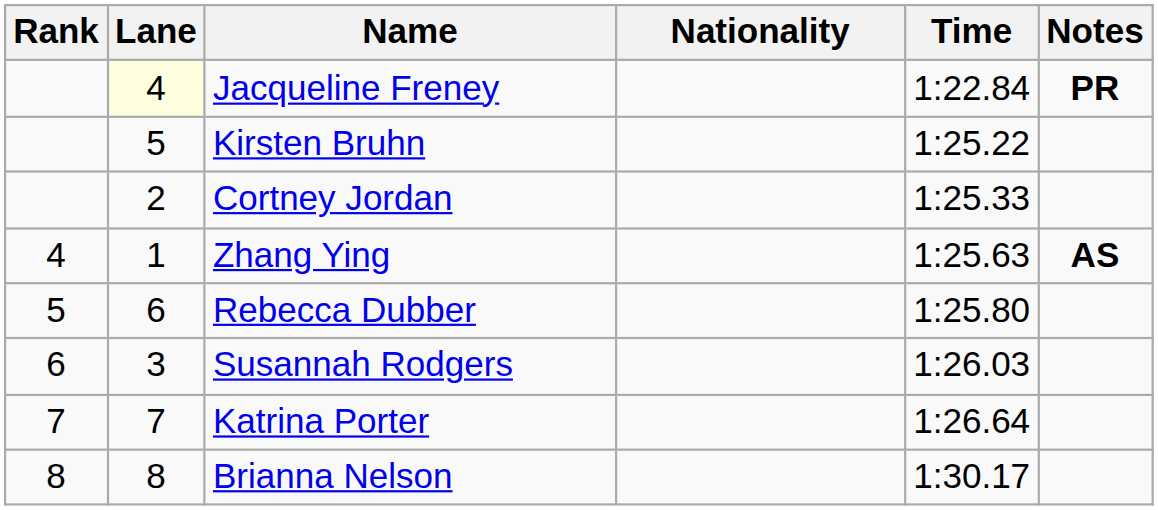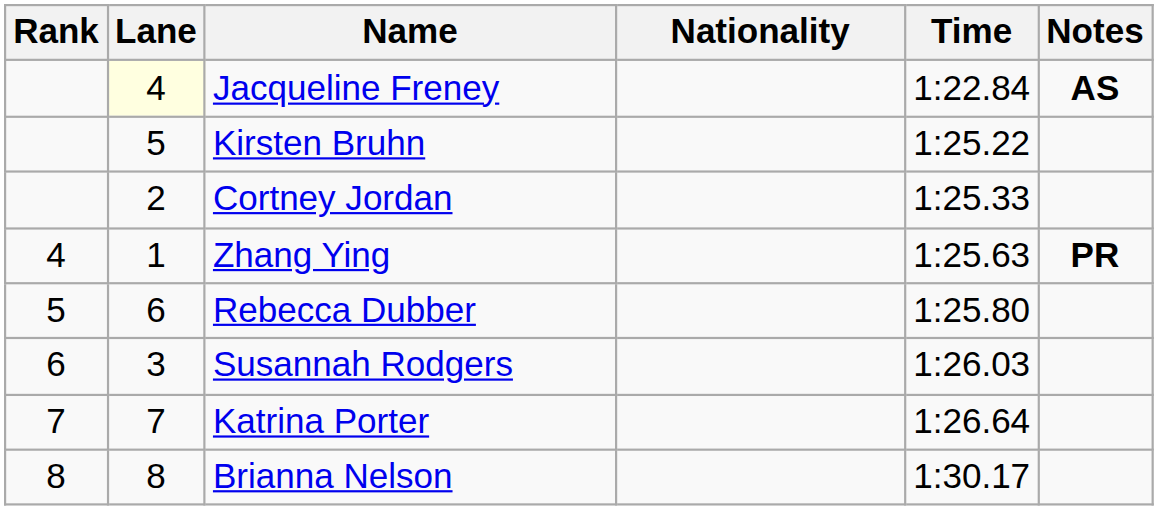(1095, 87) PR -> (1095, 87) AS
(1095, 254) AS -> (1095, 254) PR
